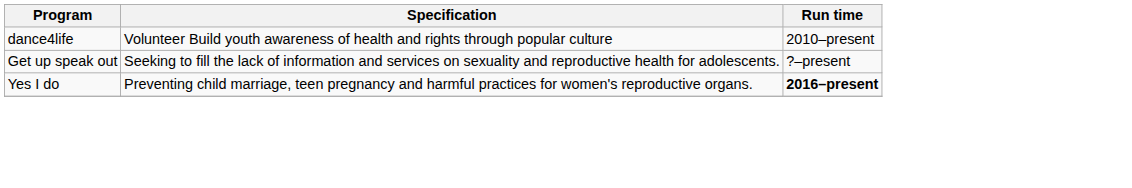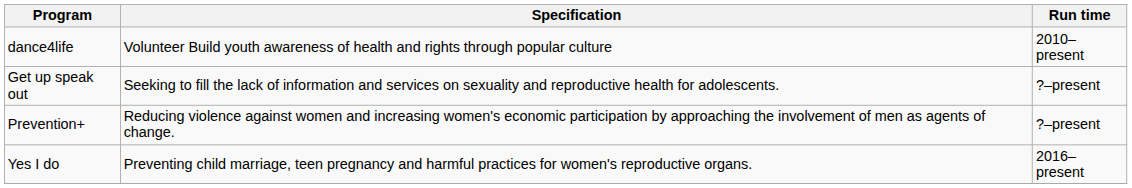+ row: (46, 124)
(832, 84) bold -> (1060, 163) normal
